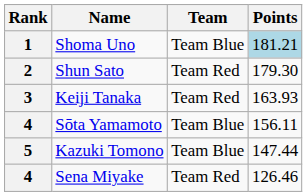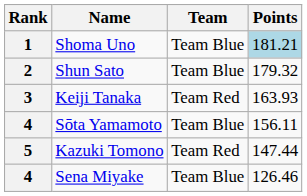(205, 71) Team Red -> (208, 71) Team Blue
(275, 71) 179.30 -> (275, 71) 179.32
(208, 151) Team Blue -> (205, 151) Team Red
(205, 177) Team Red -> (208, 177) Team Blue
